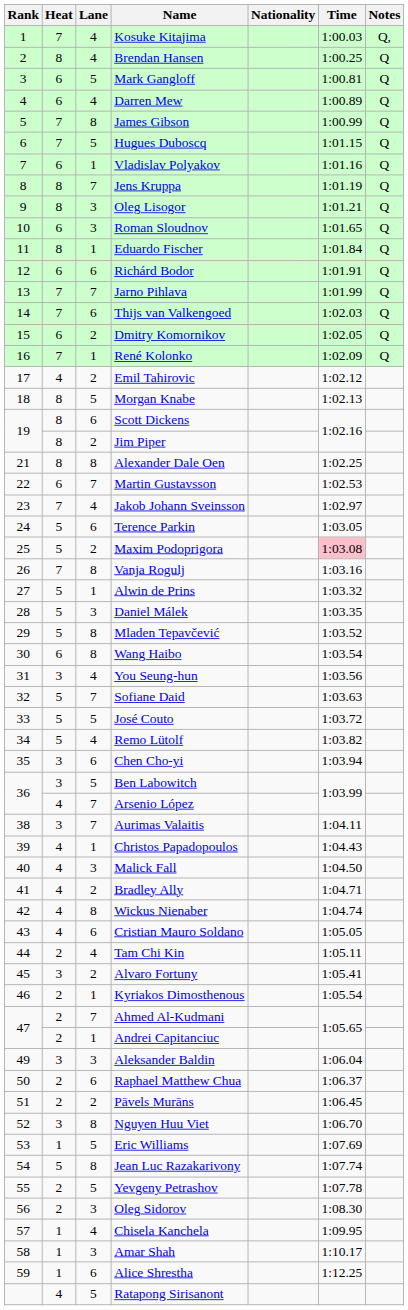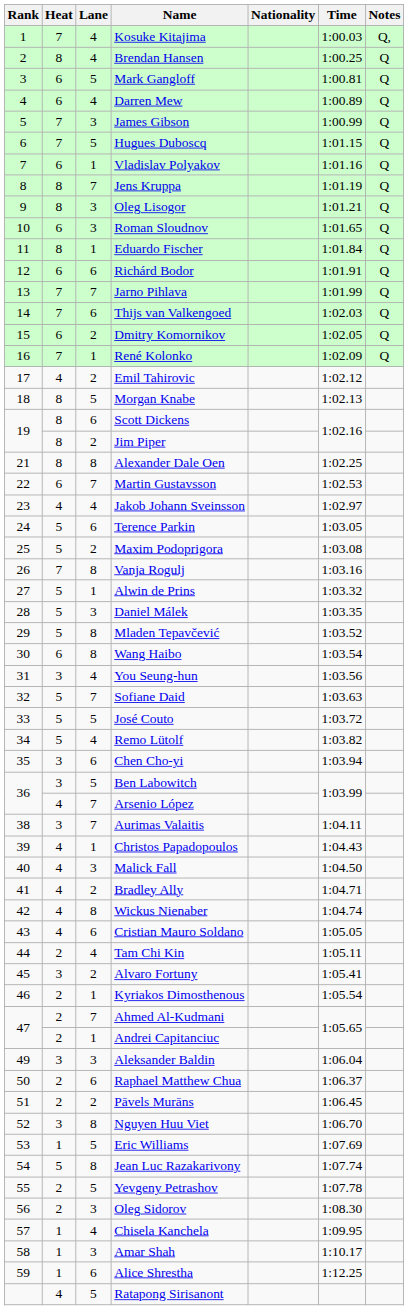(93, 121) 8 -> (93, 121) 3
(59, 505) 7 -> (59, 505) 4
(342, 548) pink background -> (342, 548) no background
